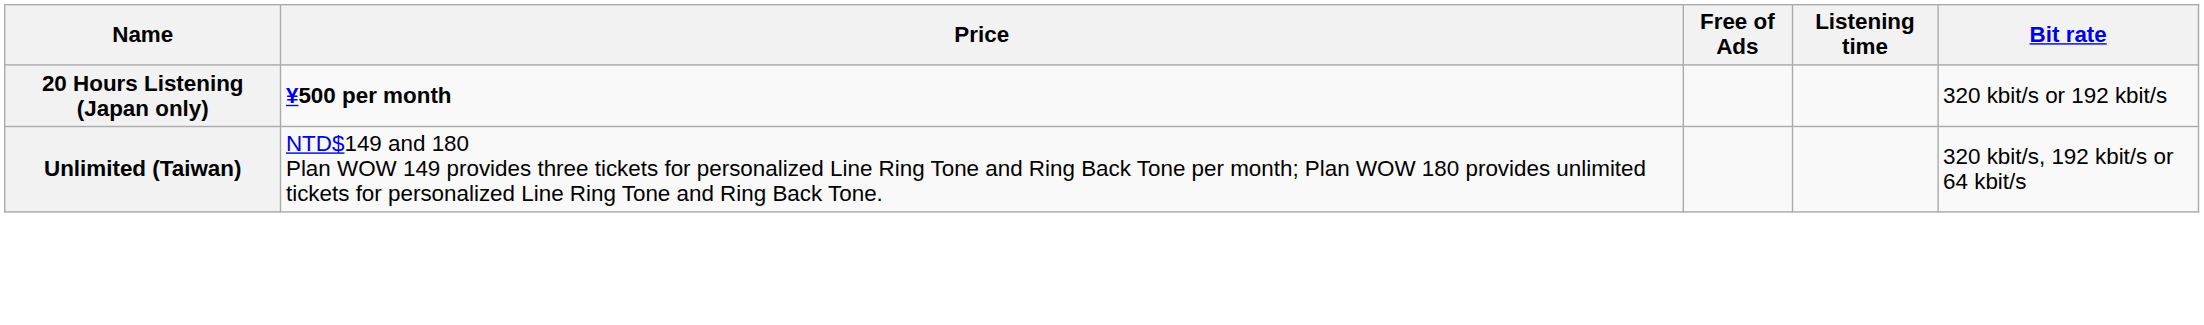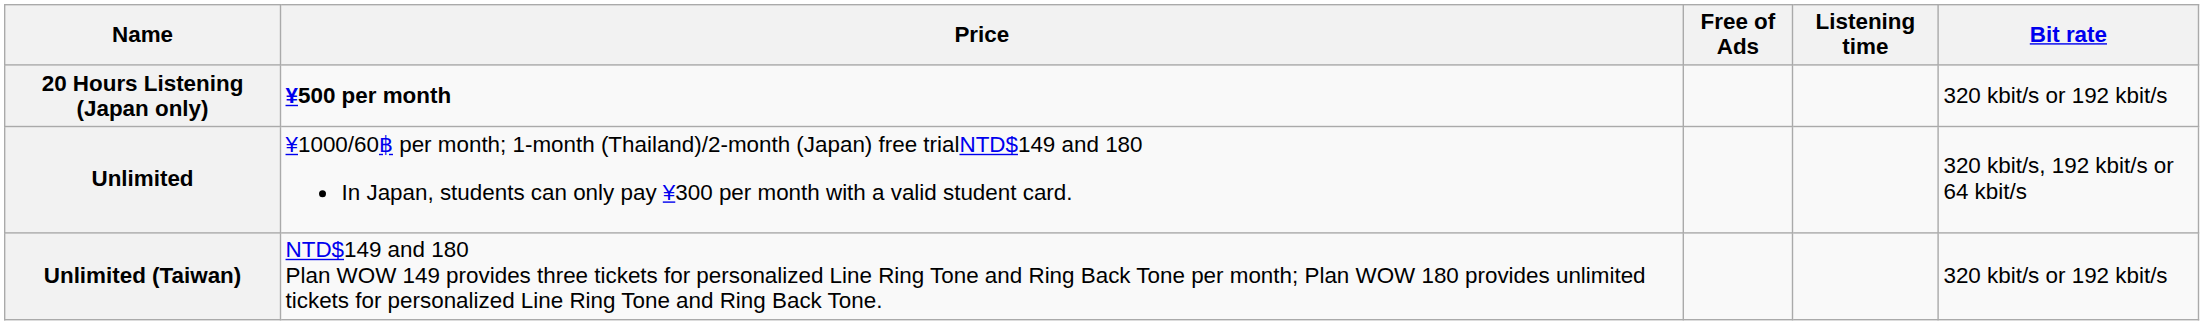+ row: (143, 179)
(2058, 168) 320 kbit/s, 192 kbit/s or 64 kbit/s -> (2056, 275) 320 kbit/s or 192 kbit/s
